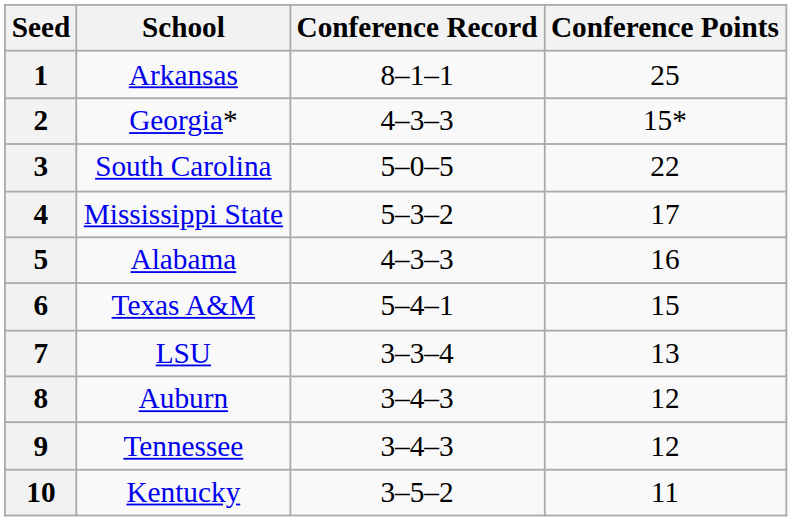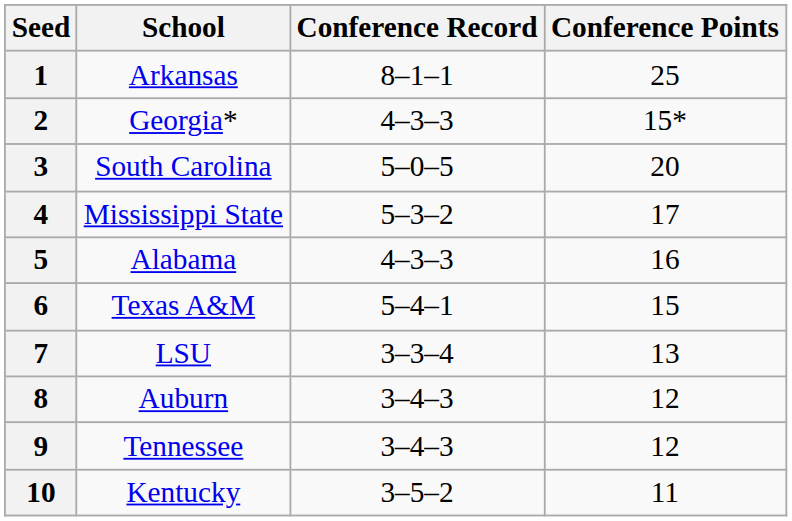(665, 167) 22 -> (665, 167) 20
